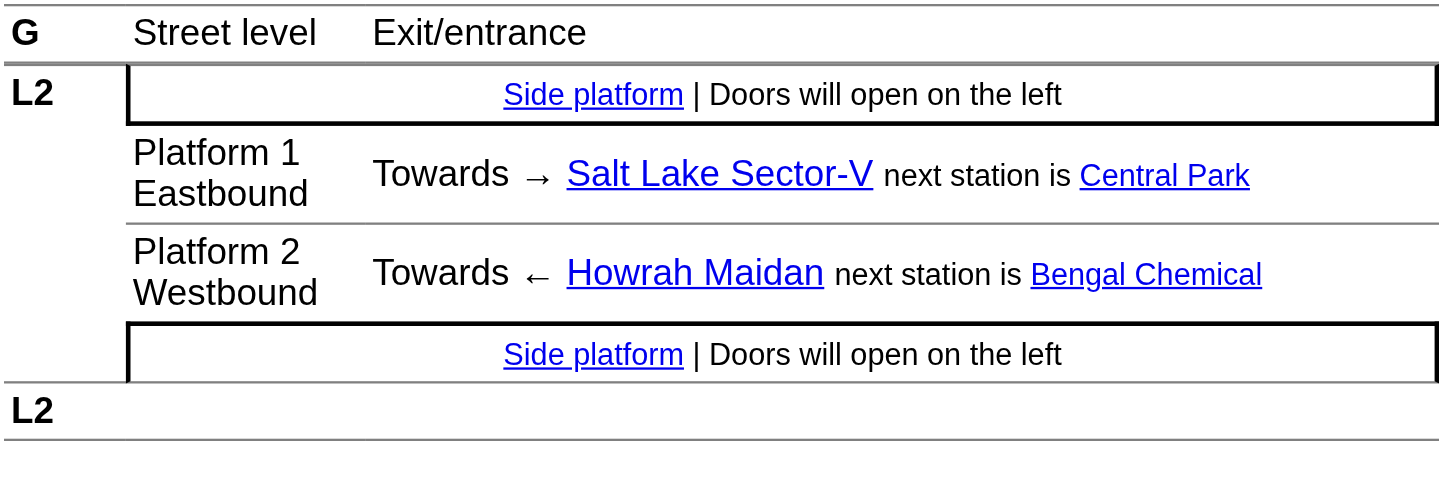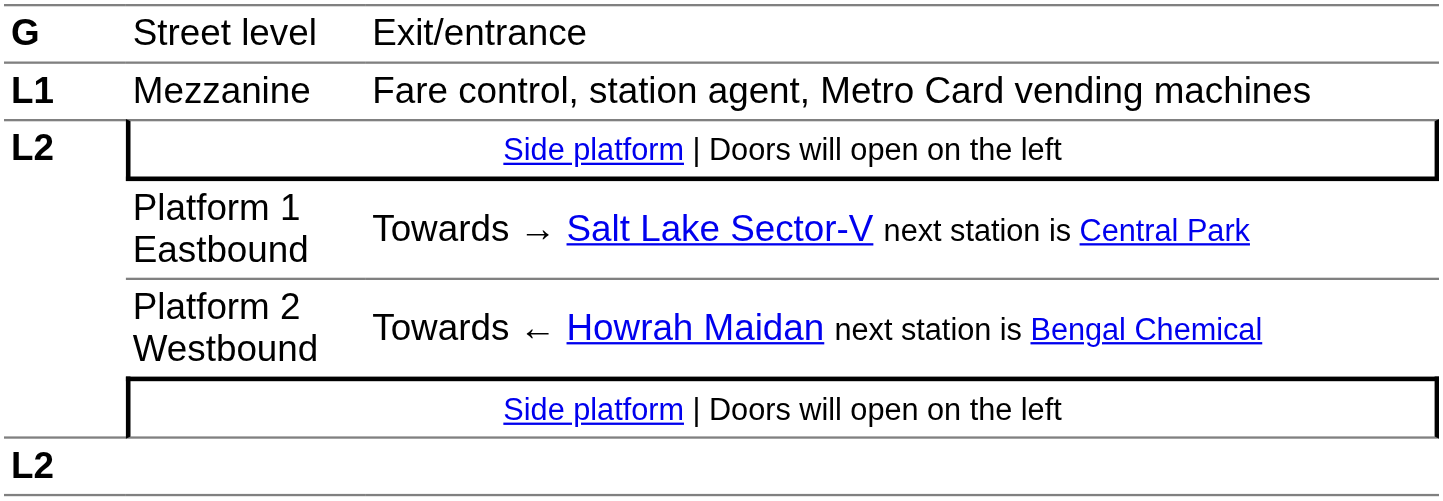+ row: (222, 90)
